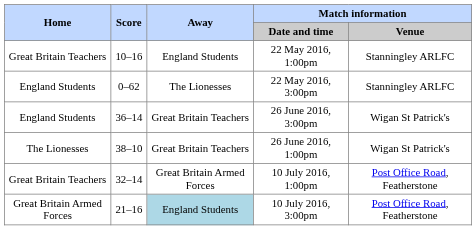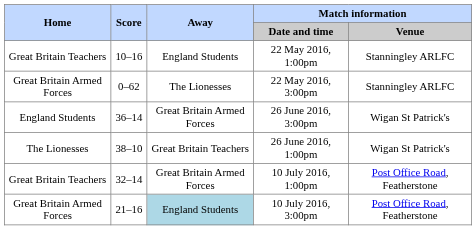(58, 86) England Students -> (58, 86) Great Britain Armed Forces
(200, 117) Great Britain Teachers -> (200, 117) Great Britain Armed Forces
